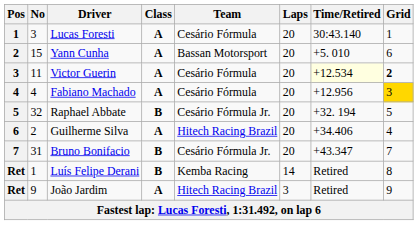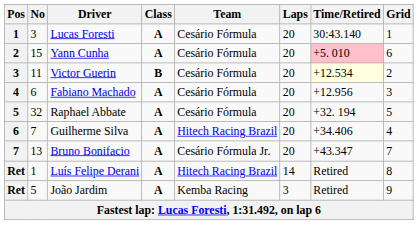(222, 53) Bassan Motorsport -> (217, 53) Cesário Fórmula
(331, 53) no background -> (331, 53) pink background
(158, 73) A -> (158, 73) B
(389, 73) bold -> (389, 73) normal
(33, 92) 4 -> (33, 92) 6
(389, 92) gold background -> (389, 92) no background
(158, 112) B -> (158, 112) A
(224, 112) Cesário Fórmula Jr. -> (217, 112) Cesário Fórmula
(33, 131) 2 -> (33, 131) 7
(36, 151) 31 -> (36, 151) 13
(158, 151) B -> (158, 151) A
(158, 170) B -> (158, 170) A
(213, 170) Kemba Racing -> (227, 170) Hitech Racing Brazil
(33, 190) 9 -> (33, 190) 5
(227, 190) Hitech Racing Brazil -> (213, 190) Kemba Racing
